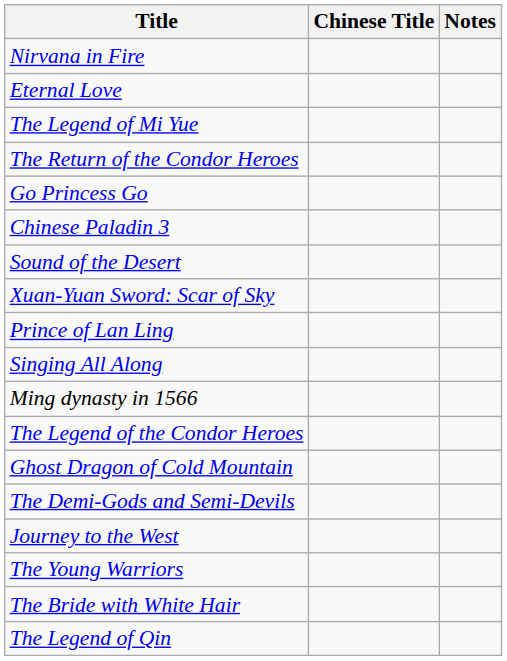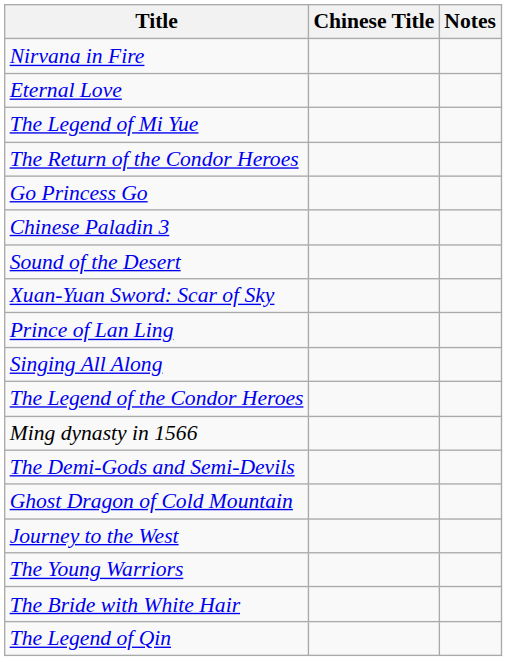rows swapped: (104, 398) <-> (157, 432)
rows swapped: (152, 501) <-> (151, 466)
